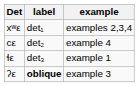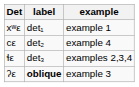(99, 27) examples 2,3,4 -> (88, 27) example 1
(88, 58) example 1 -> (99, 58) examples 2,3,4
